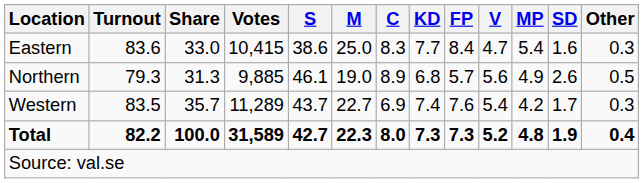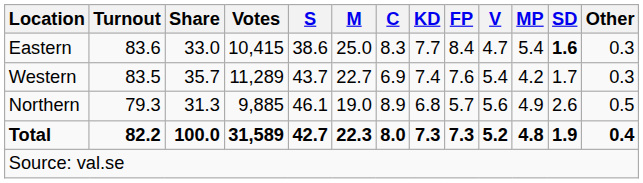(565, 47) normal -> (565, 47) bold
rows swapped: (44, 76) <-> (43, 105)
